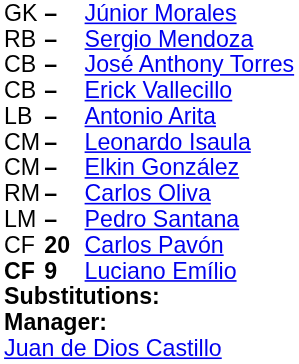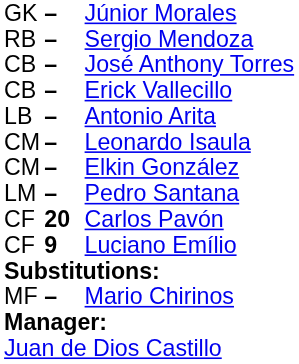- row: (148, 193)
(20, 270) bold -> (20, 245) normal
+ row: (159, 296)
